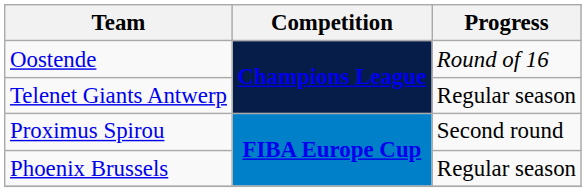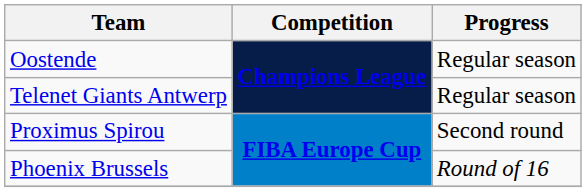(493, 58) Round of 16 -> (506, 58) Regular season
(506, 167) Regular season -> (493, 167) Round of 16
